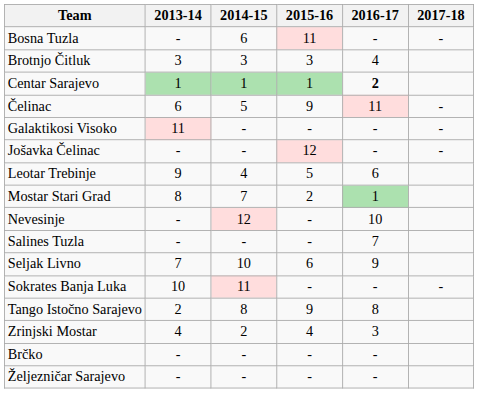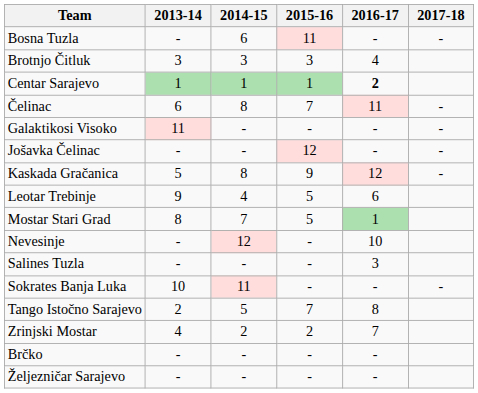(244, 106) 5 -> (244, 106) 8
(310, 106) 9 -> (310, 106) 7
+ row: (63, 173)
(310, 196) 2 -> (310, 219) 5
(375, 241) 7 -> (375, 264) 3
- row: (44, 264)
(244, 309) 8 -> (244, 309) 5
(310, 309) 9 -> (310, 309) 7
(310, 331) 4 -> (310, 331) 2
(375, 331) 3 -> (375, 331) 7
